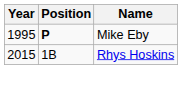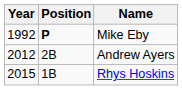(21, 34) 1995 -> (21, 34) 1992
+ row: (136, 54)
